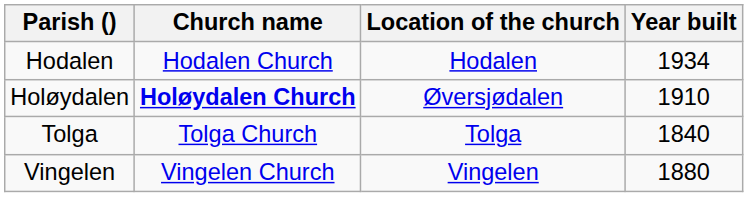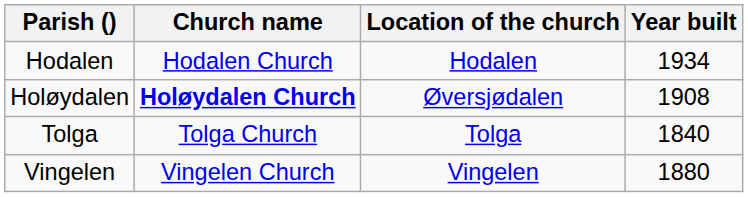(684, 97) 1910 -> (684, 97) 1908
